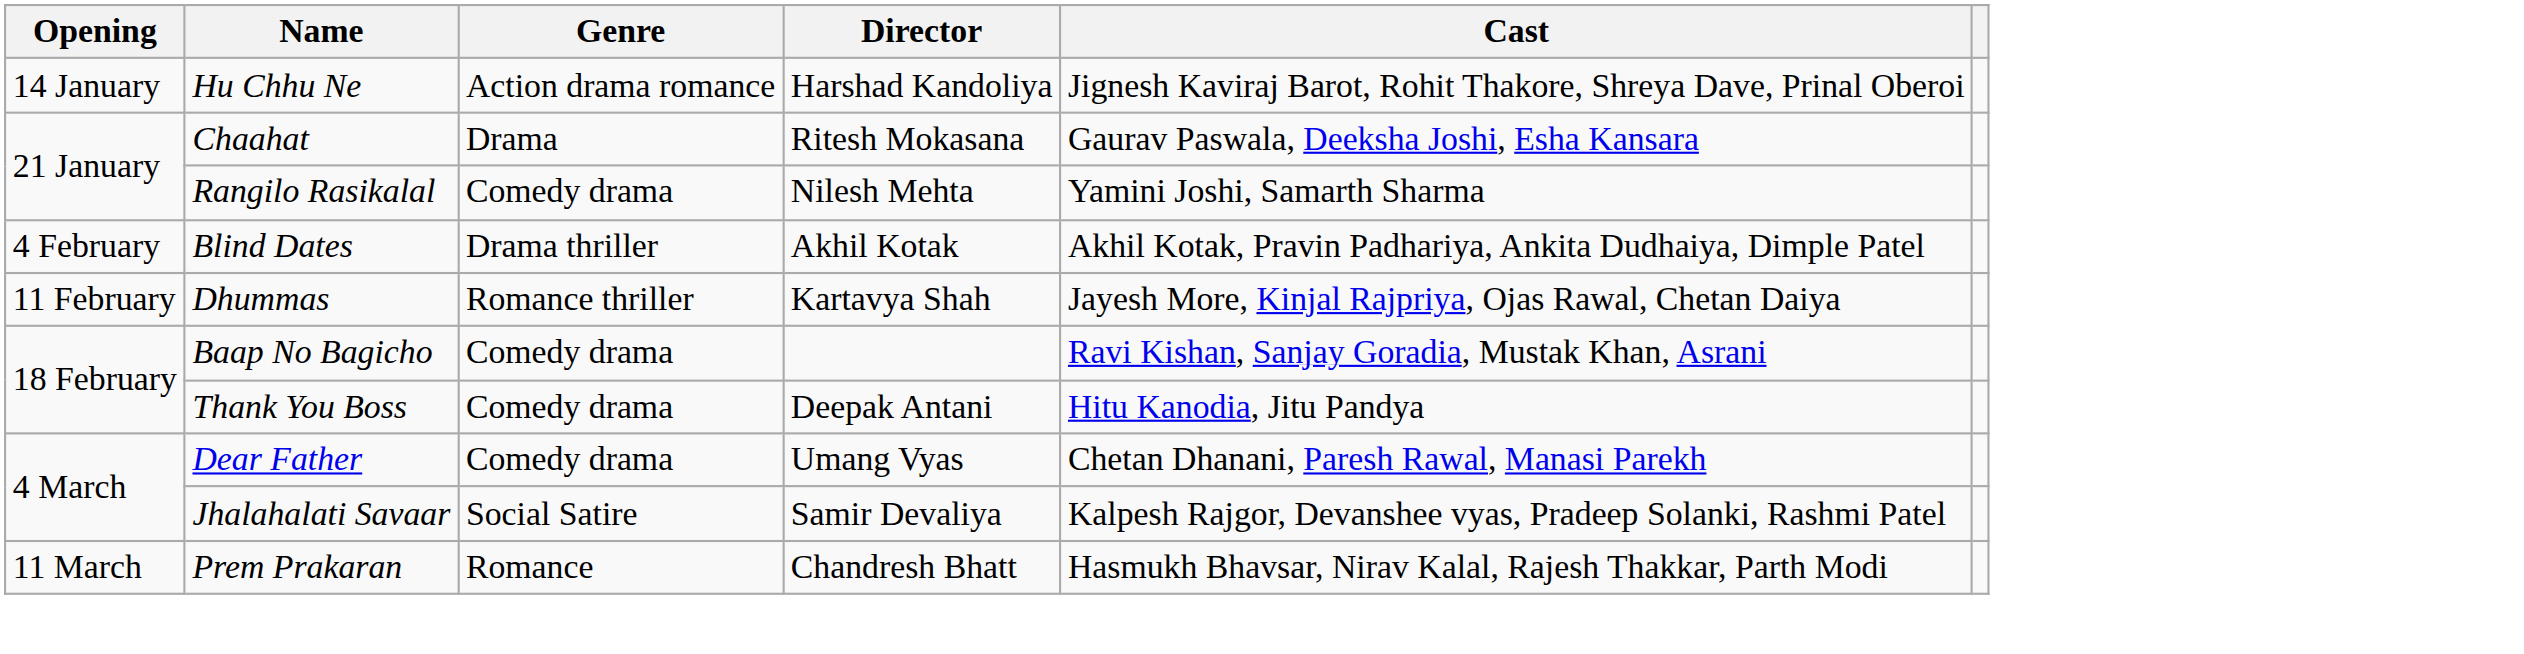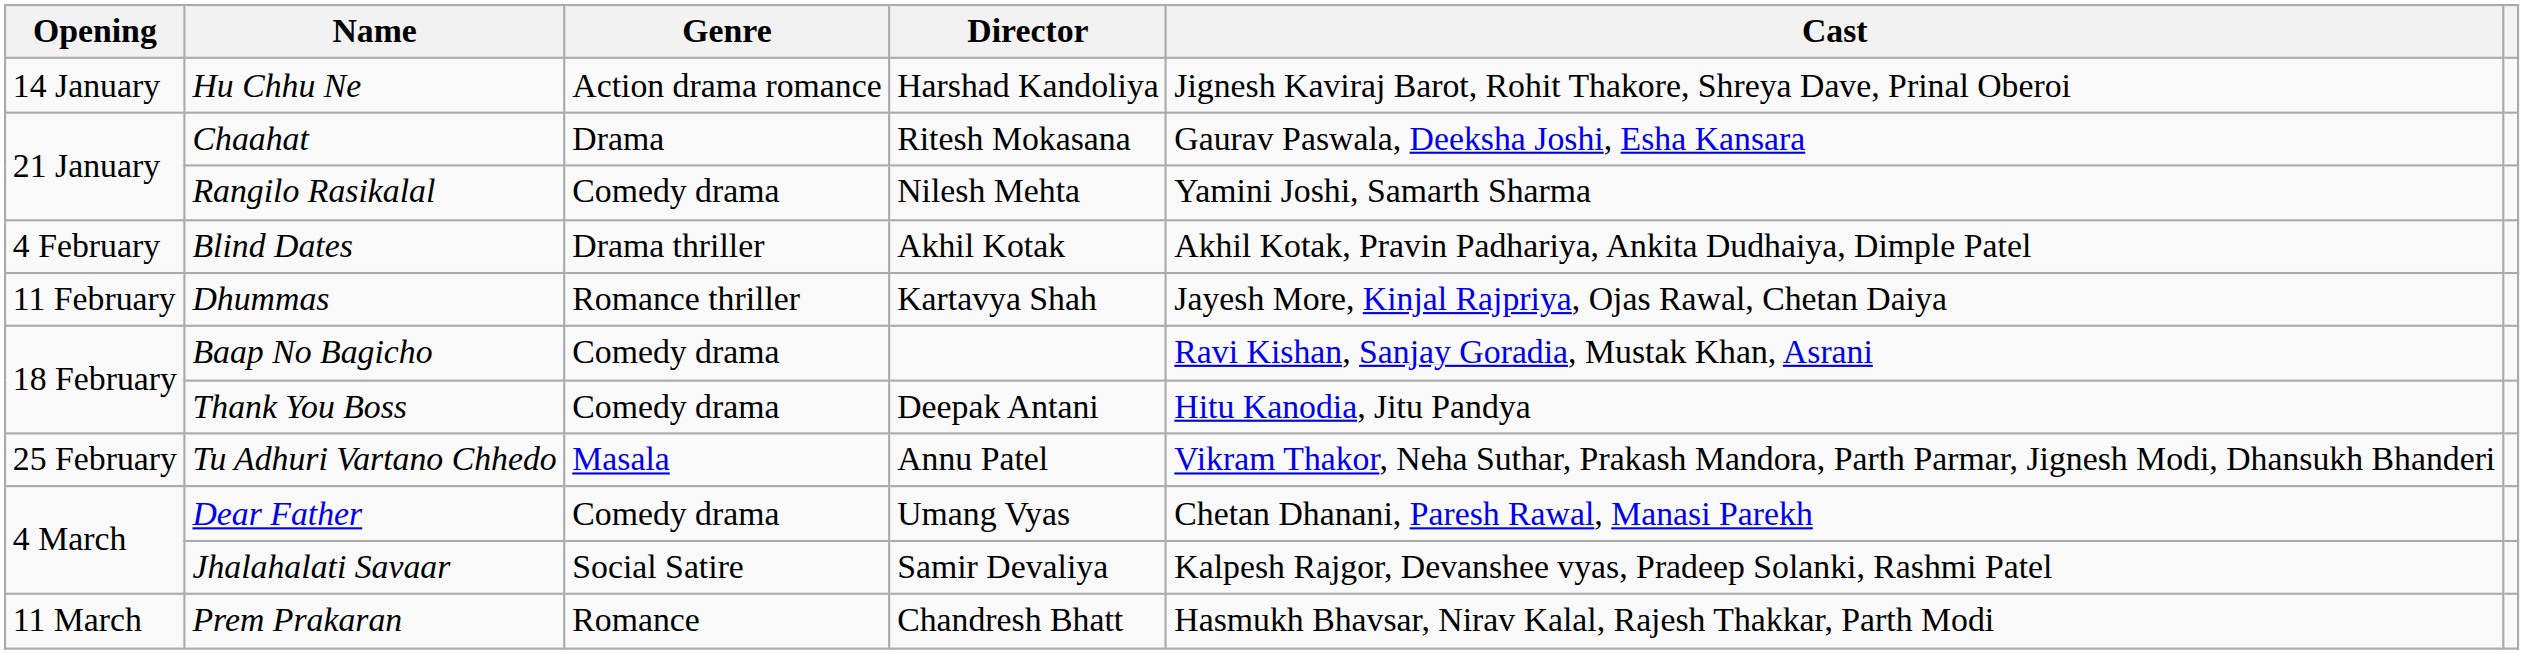+ row: (375, 459)
